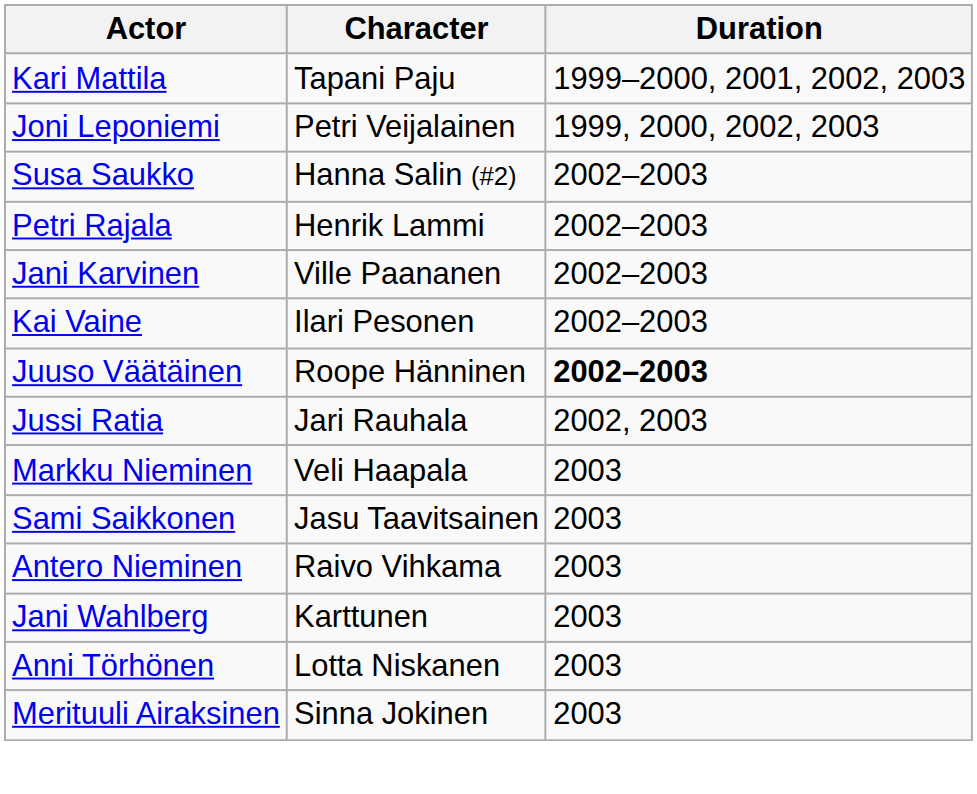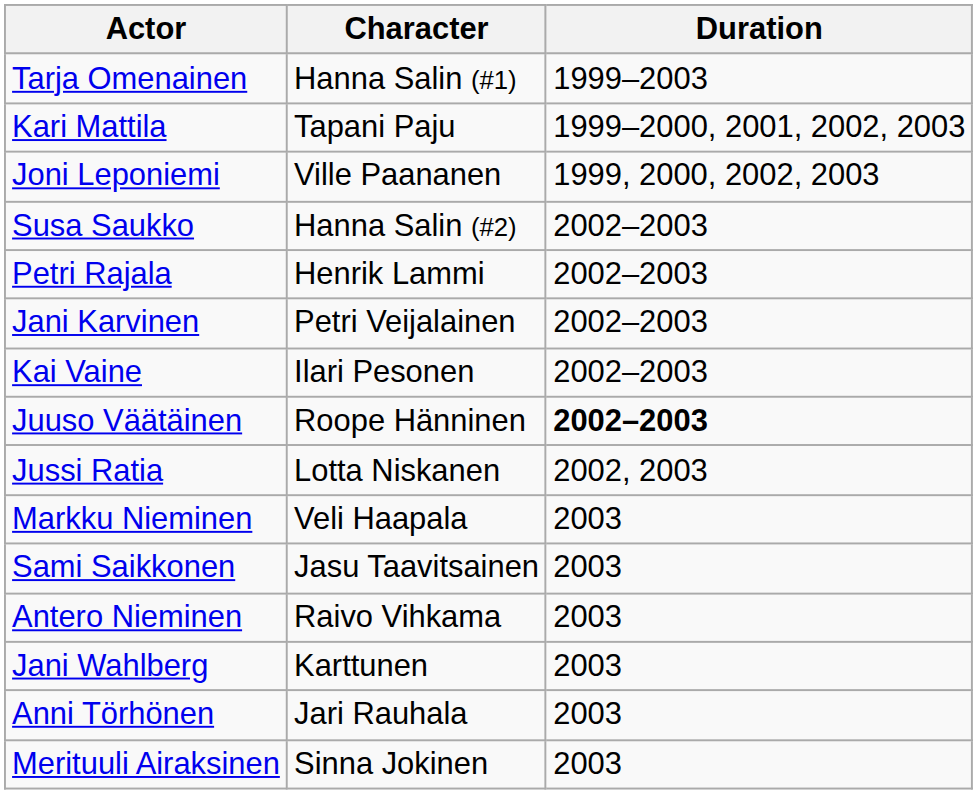+ row: (130, 77)
(405, 126) Petri Veijalainen -> (398, 175) Ville Paananen
(398, 273) Ville Paananen -> (405, 322) Petri Veijalainen
(381, 420) Jari Rauhala -> (397, 469) Lotta Niskanen
(397, 665) Lotta Niskanen -> (381, 714) Jari Rauhala
